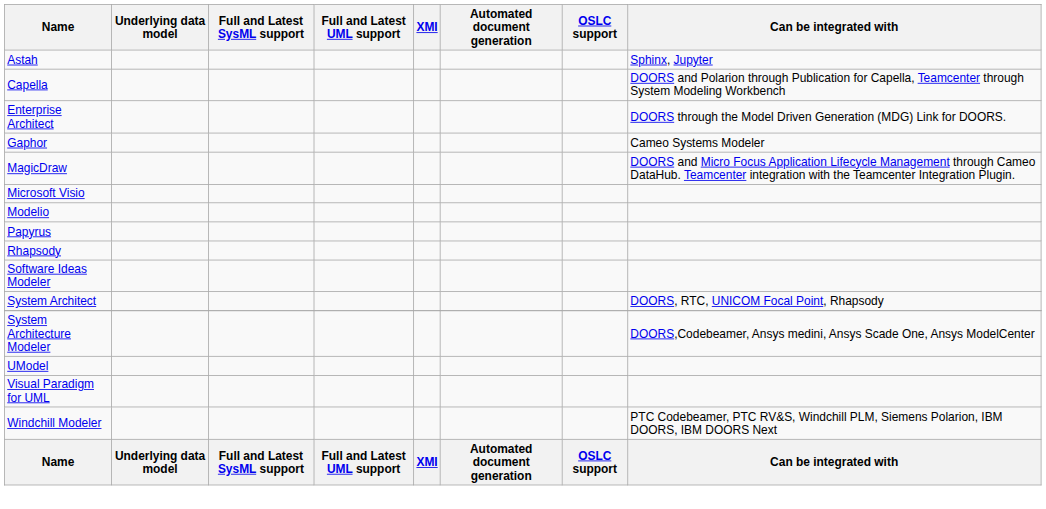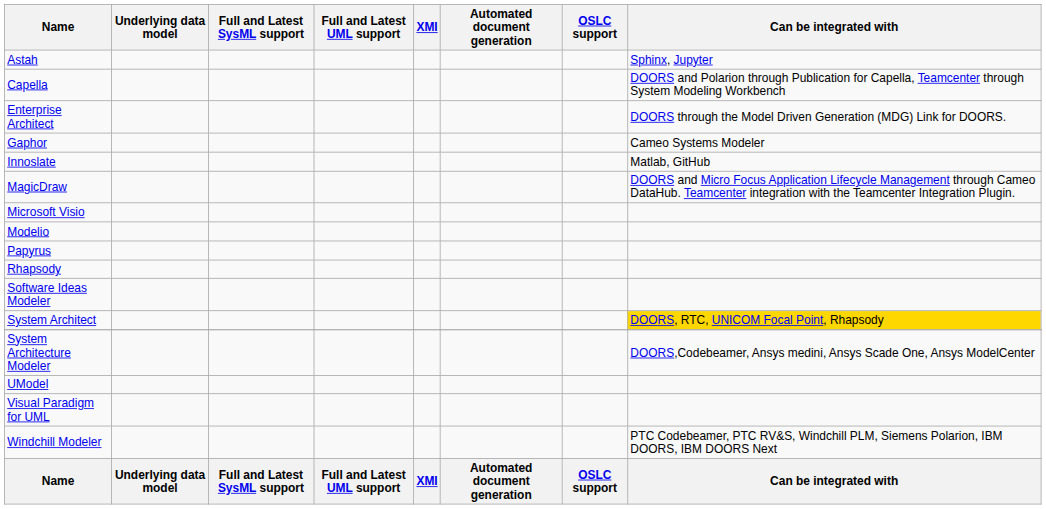+ row: (31, 162)
(757, 302) no background -> (757, 321) gold background
